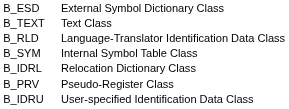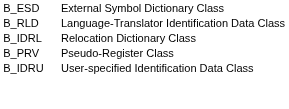- row: (24, 23)
- row: (22, 53)
